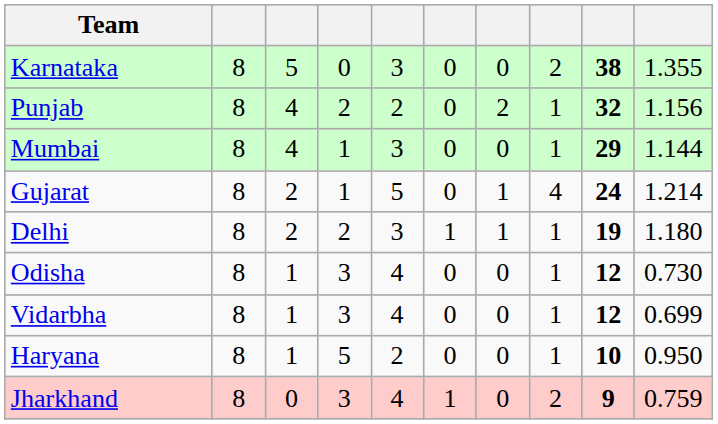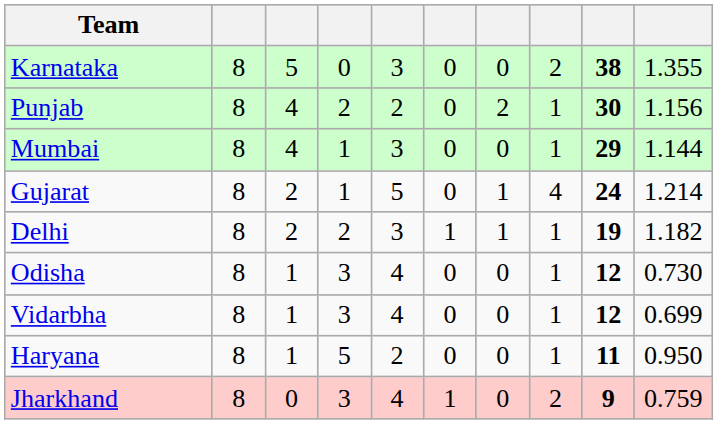(608, 107) 32 -> (608, 107) 30
(673, 231) 1.180 -> (673, 231) 1.182
(608, 356) 10 -> (608, 356) 11
